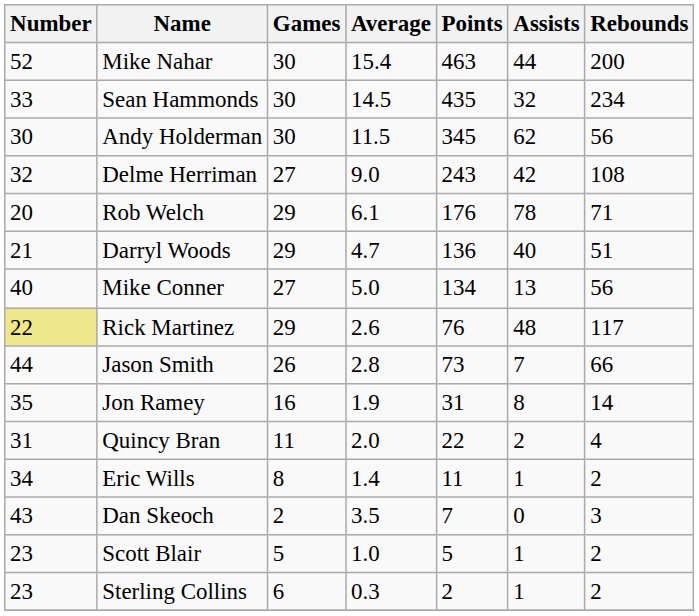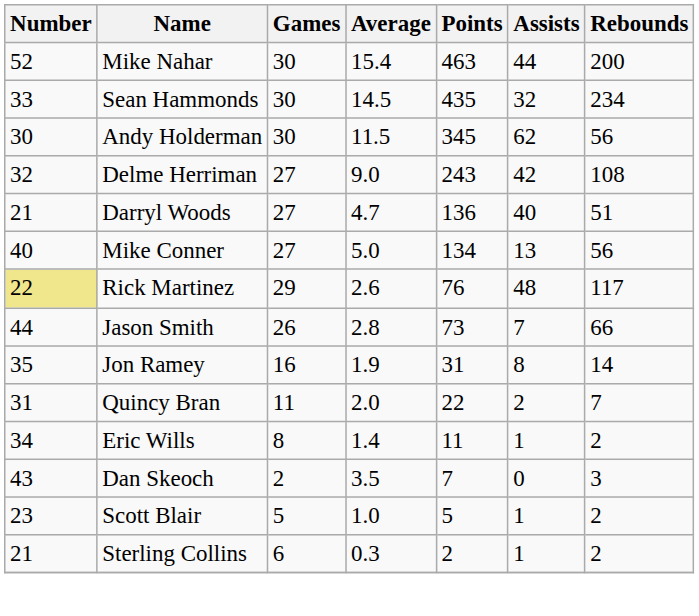- row: (153, 212)
(284, 250) 29 -> (284, 212) 27
(596, 439) 4 -> (596, 402) 7
(22, 591) 23 -> (22, 553) 21
